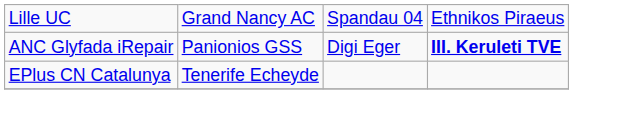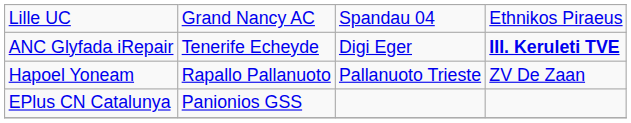(242, 46) Panionios GSS -> (250, 46) Tenerife Echeyde
+ row: (71, 74)
(250, 74) Tenerife Echeyde -> (242, 103) Panionios GSS
